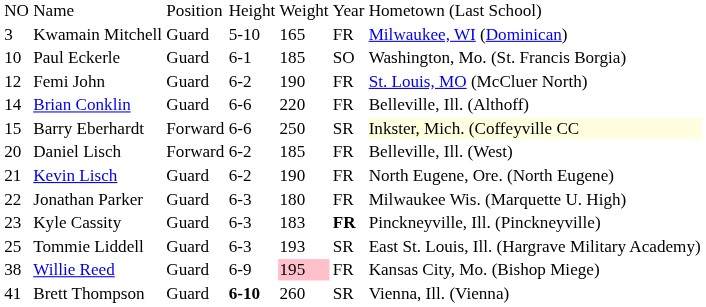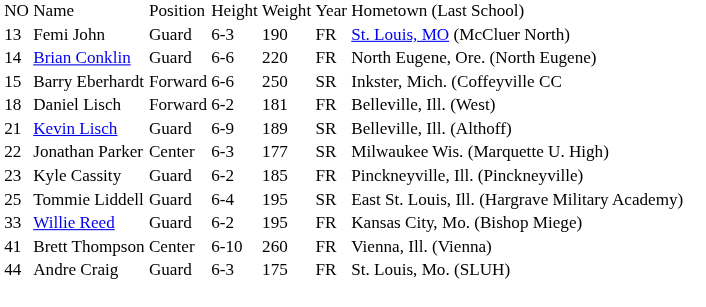- row: (98, 34)
- row: (77, 57)
(13, 81) 12 -> (13, 34) 13
(240, 81) 6-2 -> (223, 34) 6-3
(449, 104) Belleville, Ill. (Althoff) -> (474, 57) North Eugene, Ore. (North Eugene)
(474, 128) lightyellow background -> (457, 81) no background
(13, 152) 20 -> (13, 104) 18
(292, 152) 185 -> (275, 104) 181
(240, 175) 6-2 -> (223, 128) 6-9
(292, 175) 190 -> (275, 128) 189
(343, 175) FR -> (326, 128) SR
(491, 175) North Eugene, Ore. (North Eugene) -> (431, 128) Belleville, Ill. (Althoff)
(188, 199) Guard -> (172, 152) Center
(292, 199) 180 -> (275, 152) 177
(343, 199) FR -> (326, 152) SR
(240, 222) 6-3 -> (223, 175) 6-2
(292, 222) 183 -> (275, 175) 185
(344, 222) bold -> (326, 175) normal
(240, 246) 6-3 -> (223, 199) 6-4
(292, 246) 193 -> (275, 199) 195
(13, 269) 38 -> (13, 222) 33
(240, 269) 6-9 -> (223, 222) 6-2
(292, 269) pink background -> (275, 222) no background
(188, 293) Guard -> (172, 246) Center
(244, 293) bold -> (227, 246) normal
(343, 293) SR -> (326, 246) FR
+ row: (76, 269)
